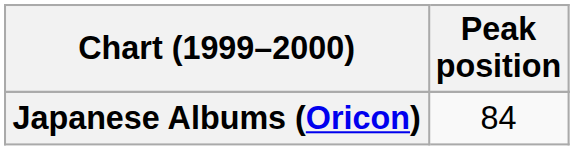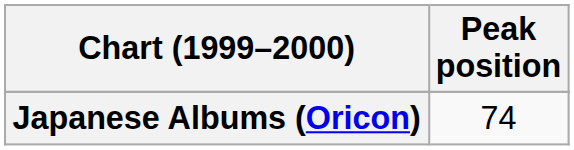(498, 117) 84 -> (498, 117) 74
